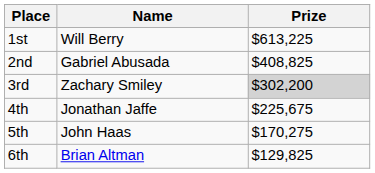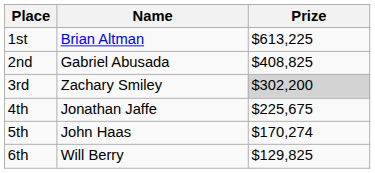(92, 39) Will Berry -> (102, 39) Brian Altman
(282, 132) $170,275 -> (282, 132) $170,274
(102, 156) Brian Altman -> (92, 156) Will Berry
